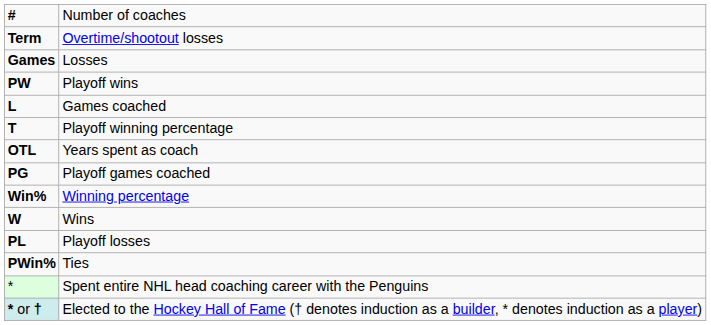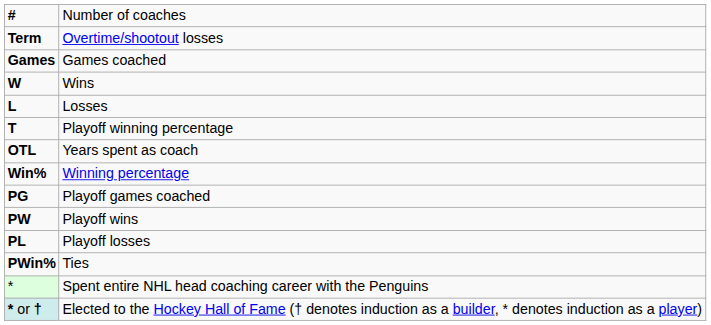(85, 60) Losses -> (114, 60) Games coached
rows swapped: (14, 219) <-> (19, 83)
(114, 106) Games coached -> (85, 106) Losses
rows swapped: (27, 196) <-> (18, 173)
